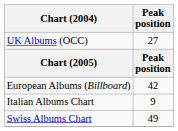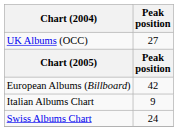(153, 118) 49 -> (153, 118) 24
